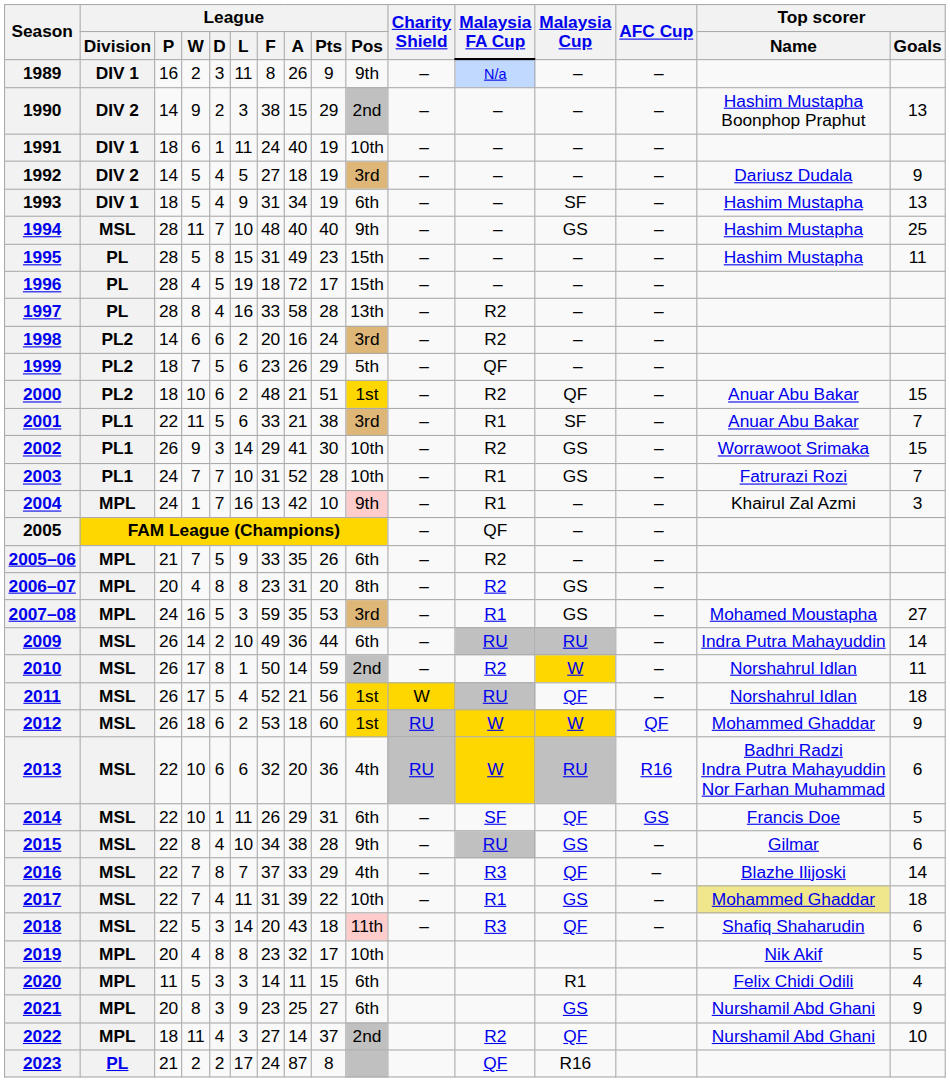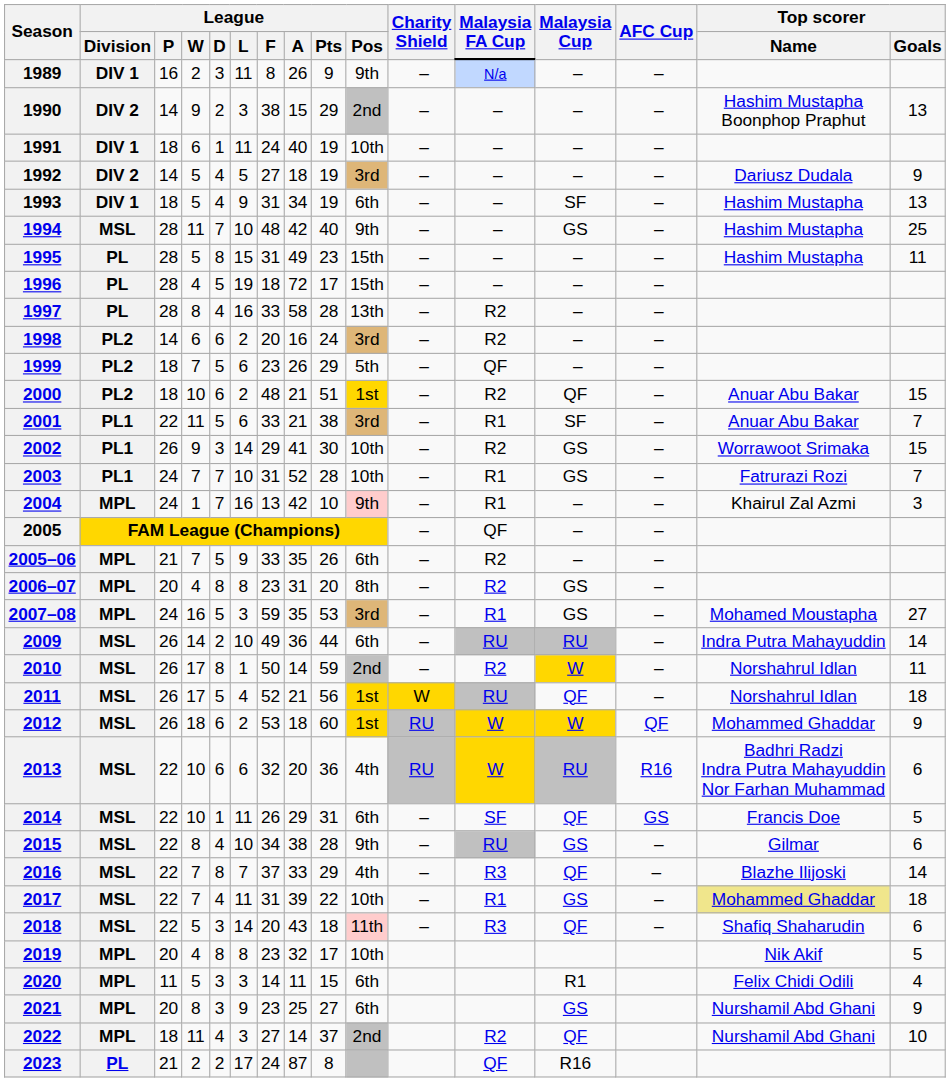(298, 230) 40 -> (298, 230) 42
